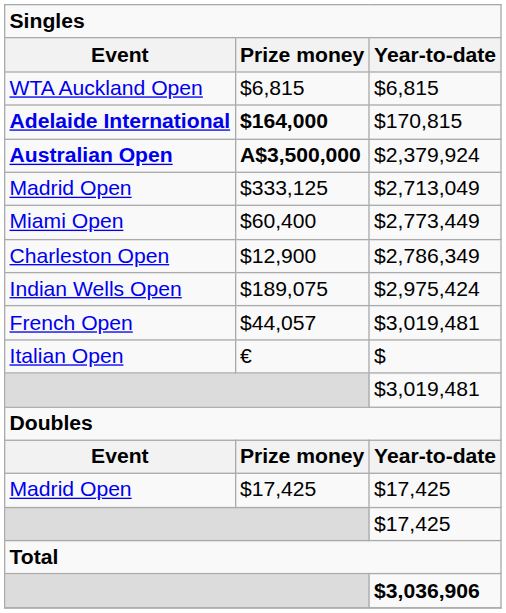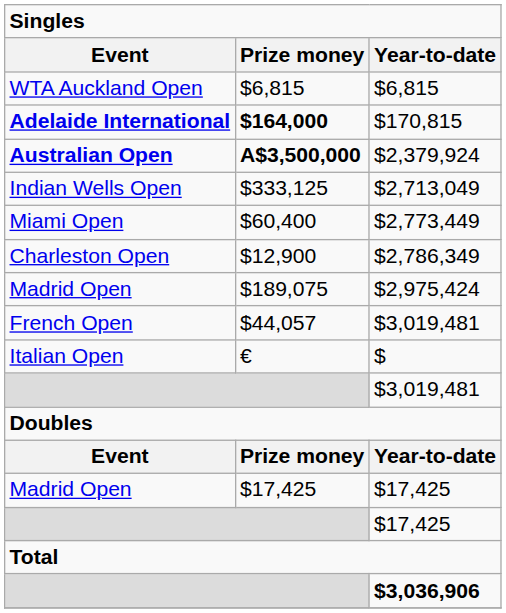(71, 188) Madrid Open -> (96, 188) Indian Wells Open
(96, 289) Indian Wells Open -> (71, 289) Madrid Open
